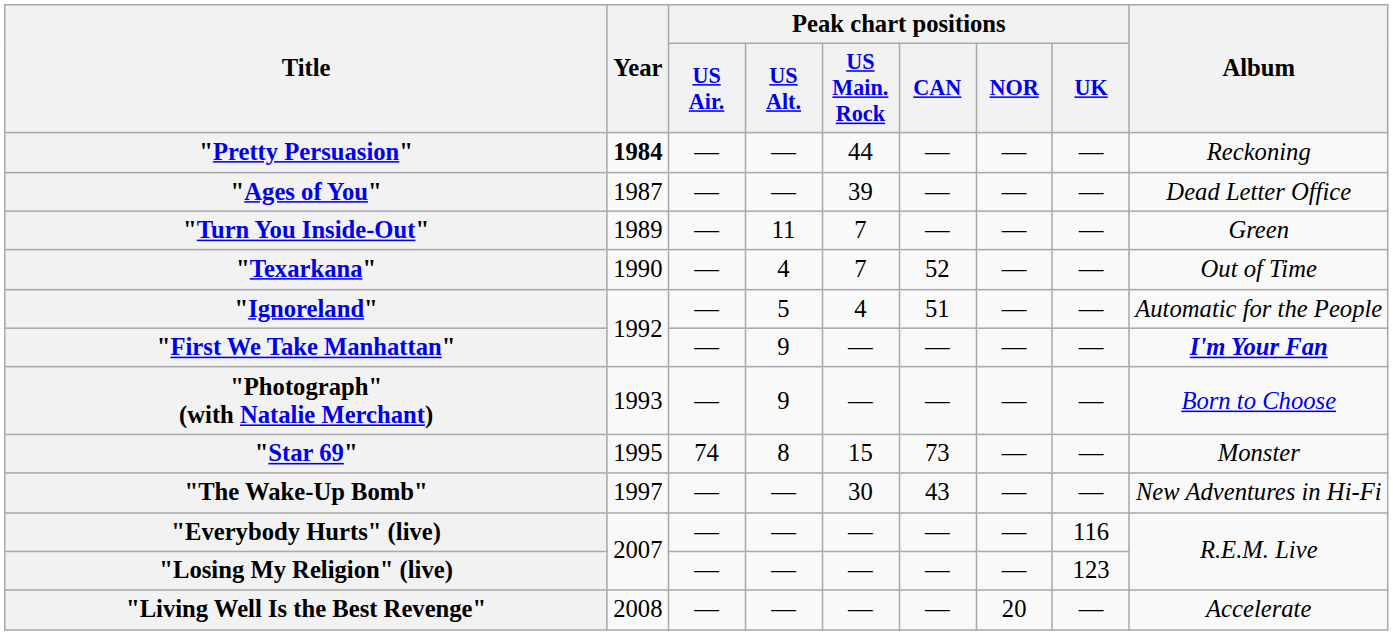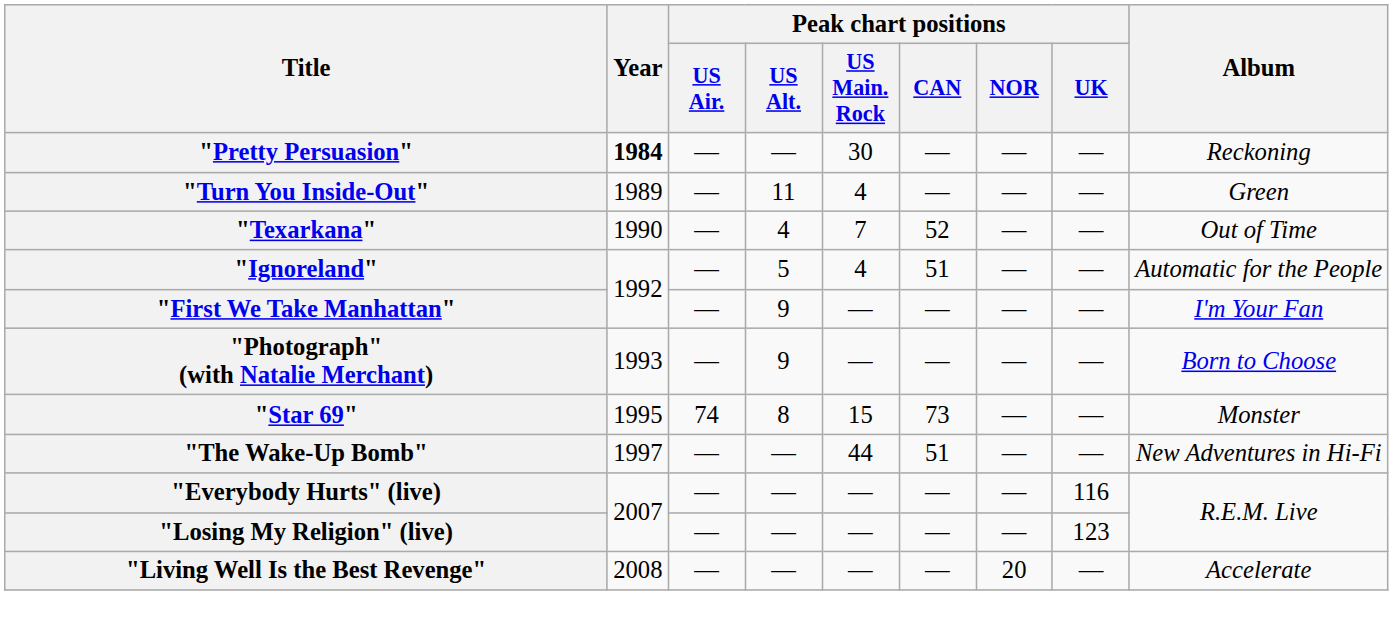(860, 152) 44 -> (860, 152) 30
- row: (306, 191)
(860, 230) 7 -> (860, 191) 4
(1259, 347) bold -> (1259, 308) normal
(860, 492) 30 -> (860, 453) 44
(937, 492) 43 -> (937, 453) 51
